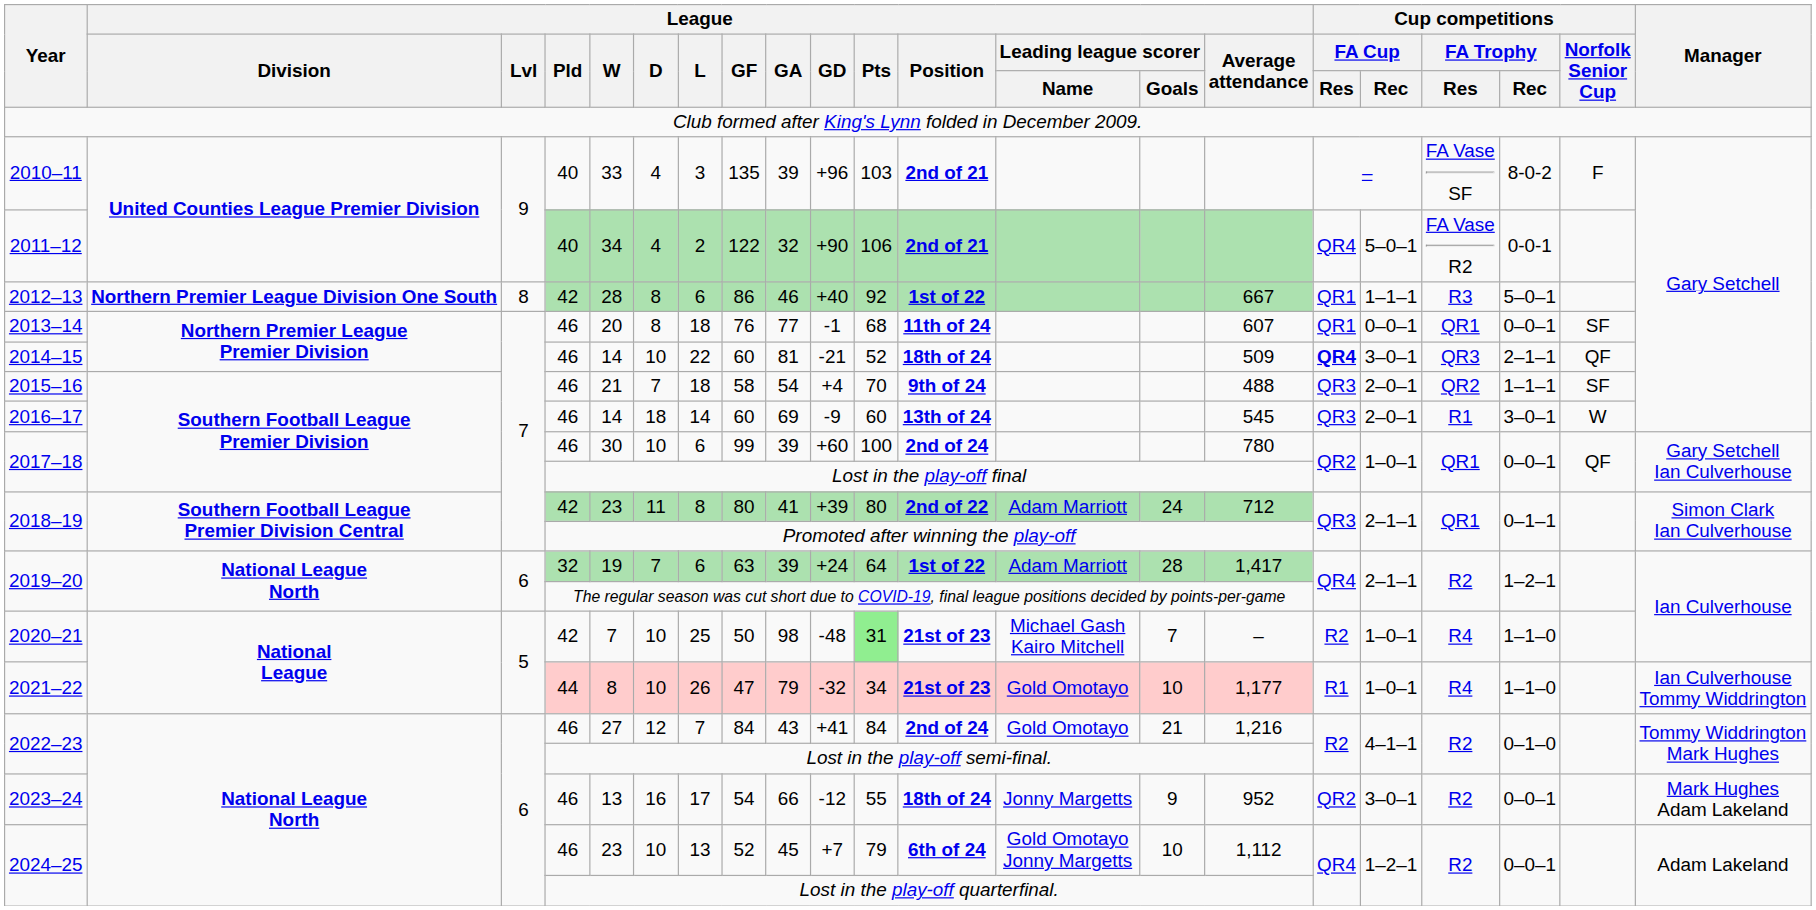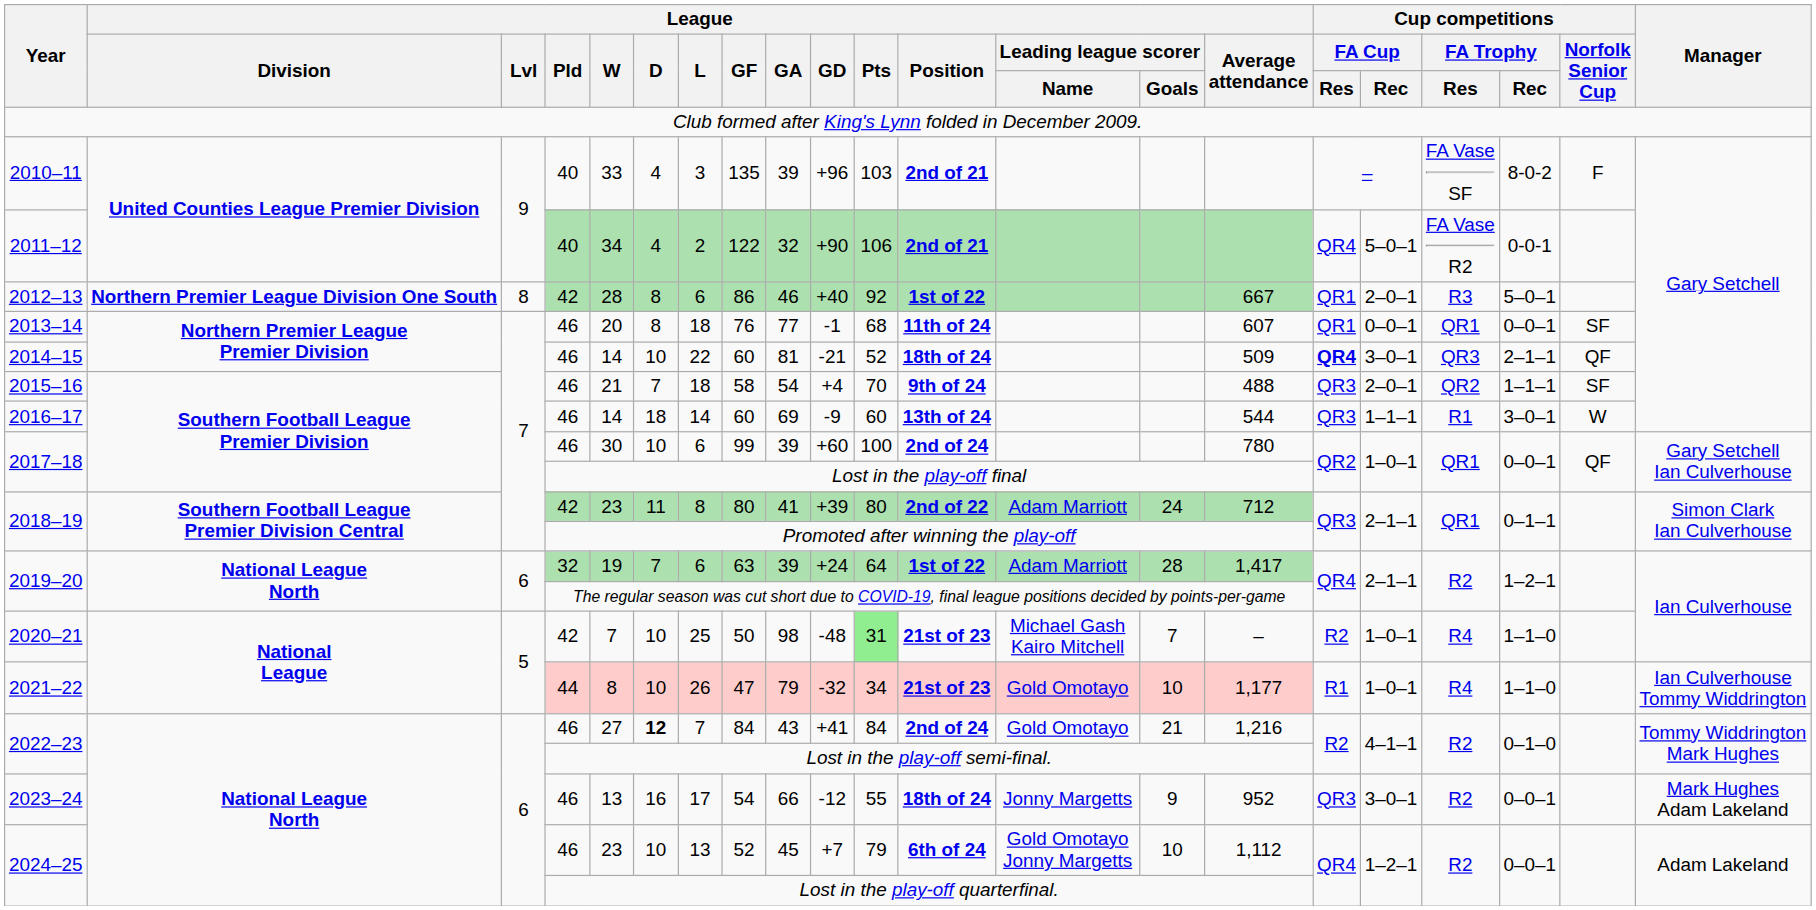(1391, 296) 1–1–1 -> (1391, 296) 2–0–1
(1259, 416) 545 -> (1259, 416) 544
(1391, 416) 2–0–1 -> (1391, 416) 1–1–1
(656, 728) normal -> (656, 728) bold
(1337, 798) QR2 -> (1337, 798) QR3
